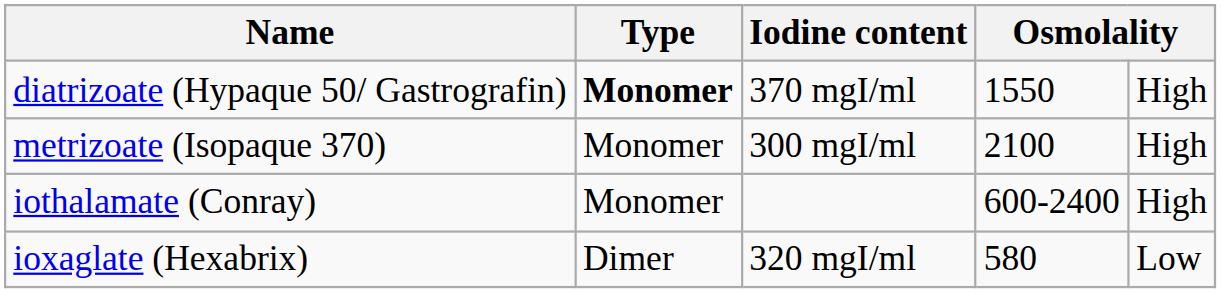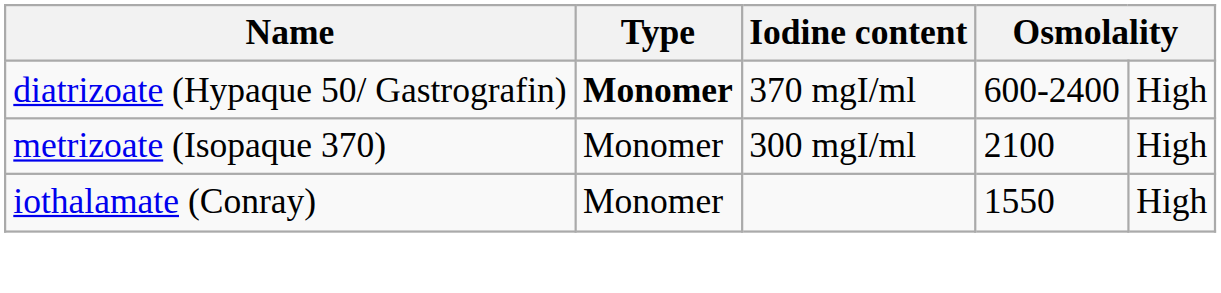(1019, 88) 1550 -> (1052, 88) 600-2400
(1052, 201) 600-2400 -> (1019, 201) 1550
- row: (161, 257)
